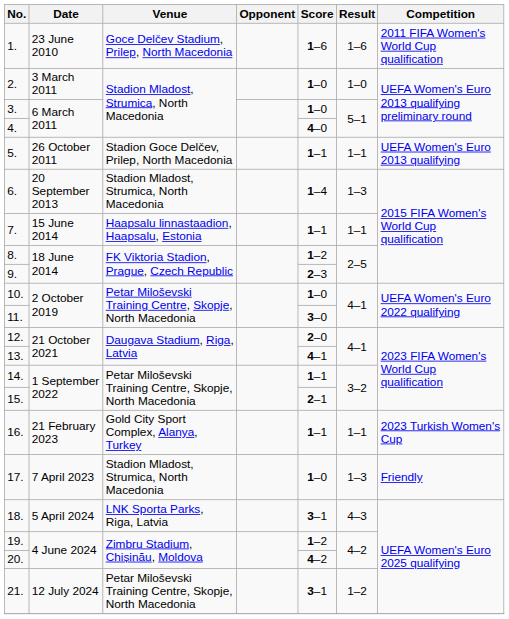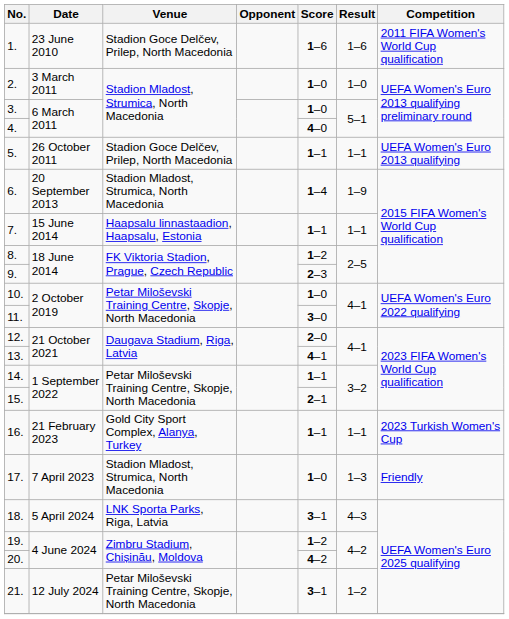(169, 46) Goce Delčev Stadium, Prilep, North Macedonia -> (169, 46) Stadion Goce Delčev, Prilep, North Macedonia
(357, 192) 1–3 -> (357, 192) 1–9
